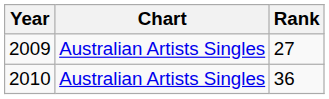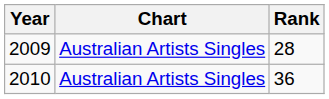(284, 49) 27 -> (284, 49) 28
